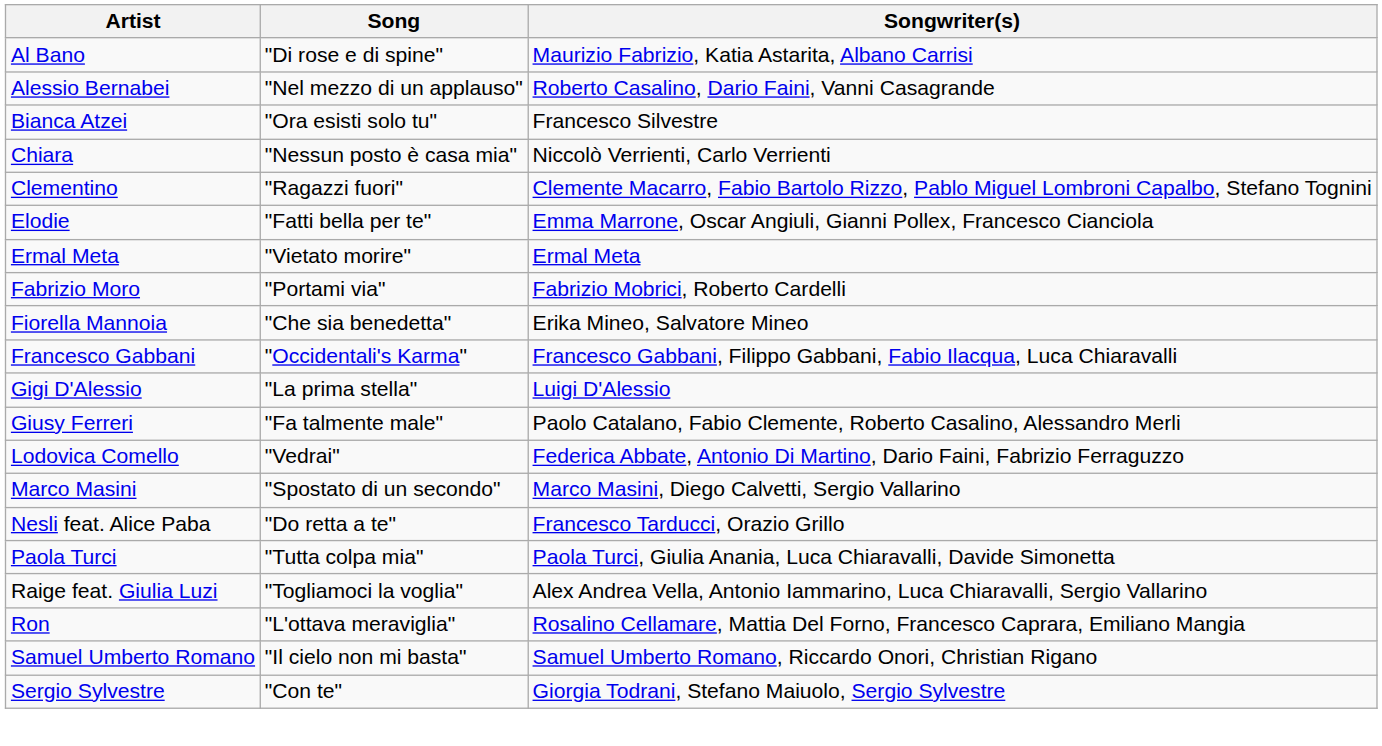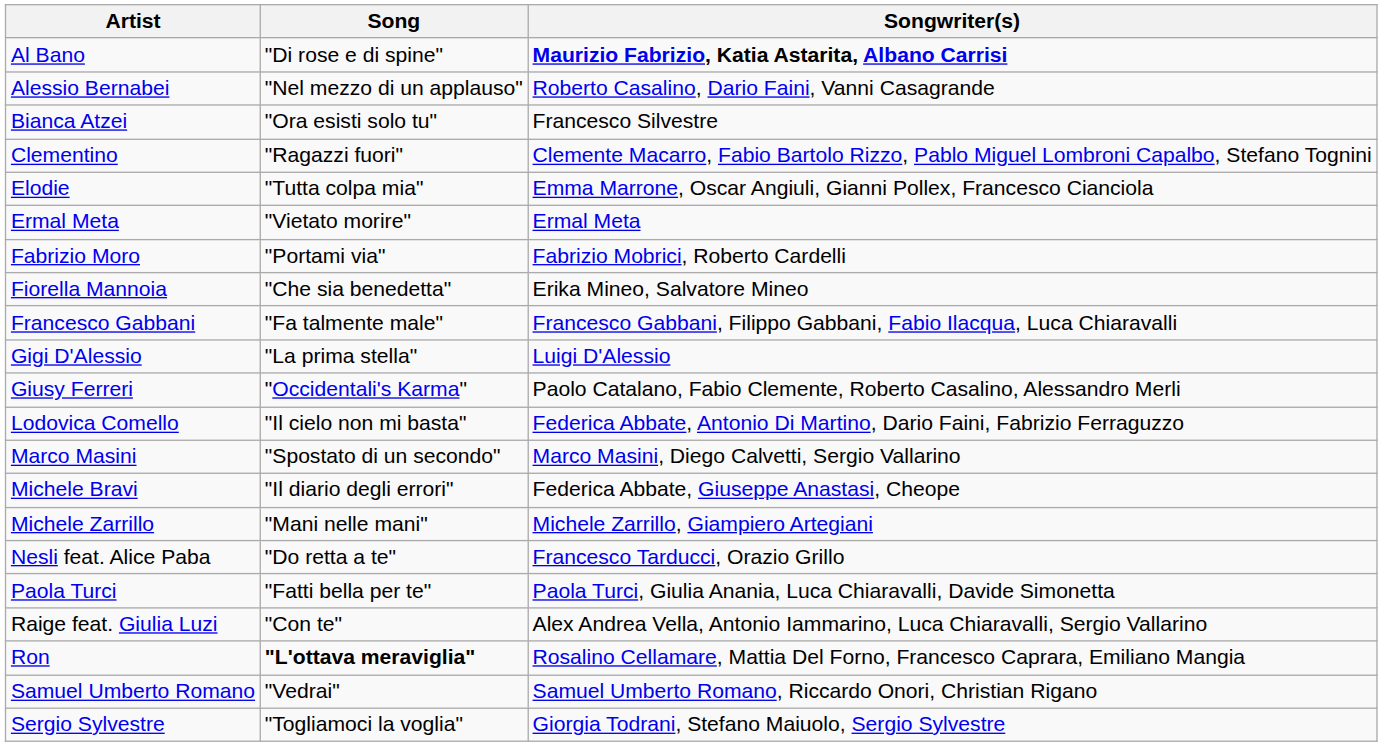(753, 54) normal -> (770, 54) bold
- row: (42, 155)
(348, 222) "Fatti bella per te" -> (344, 188) "Tutta colpa mia"
(366, 356) "Occidentali's Karma" -> (354, 322) "Fa talmente male"
(354, 423) "Fa talmente male" -> (366, 389) "Occidentali's Karma"
(302, 456) "Vedrai" -> (366, 423) "Il cielo non mi basta"
+ row: (74, 490)
+ row: (82, 523)
(344, 557) "Tutta colpa mia" -> (348, 590) "Fatti bella per te"
(364, 590) "Togliamoci la voglia" -> (303, 624) "Con te"
(360, 624) normal -> (370, 657) bold
(366, 657) "Il cielo non mi basta" -> (302, 691) "Vedrai"
(303, 691) "Con te" -> (364, 724) "Togliamoci la voglia"
